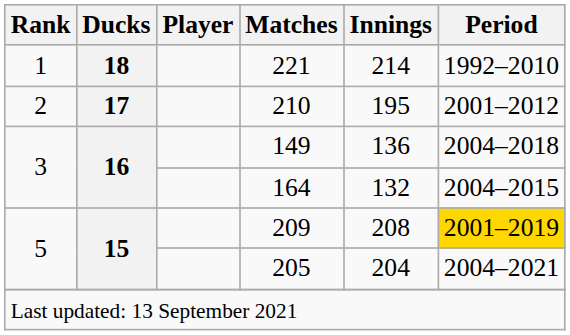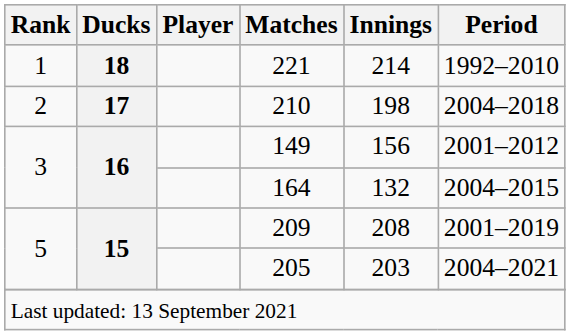(391, 106) 195 -> (391, 106) 198
(501, 106) 2001–2012 -> (501, 106) 2004–2018
(391, 146) 136 -> (391, 146) 156
(501, 146) 2004–2018 -> (501, 146) 2001–2012
(501, 227) gold background -> (501, 227) no background
(391, 268) 204 -> (391, 268) 203
